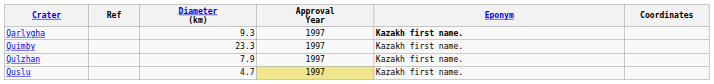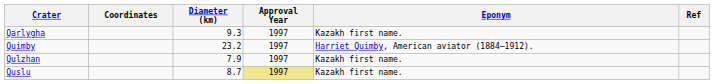columns swapped: (667, 16) <-> (114, 16)
(419, 33) bold -> (359, 33) normal
(245, 46) 23.3 -> (232, 46) 23.2
(419, 46) Kazakh first name. -> (425, 46) Harriet Quimby, American aviator (1884–1912).
(247, 73) 4.7 -> (234, 73) 8.7
